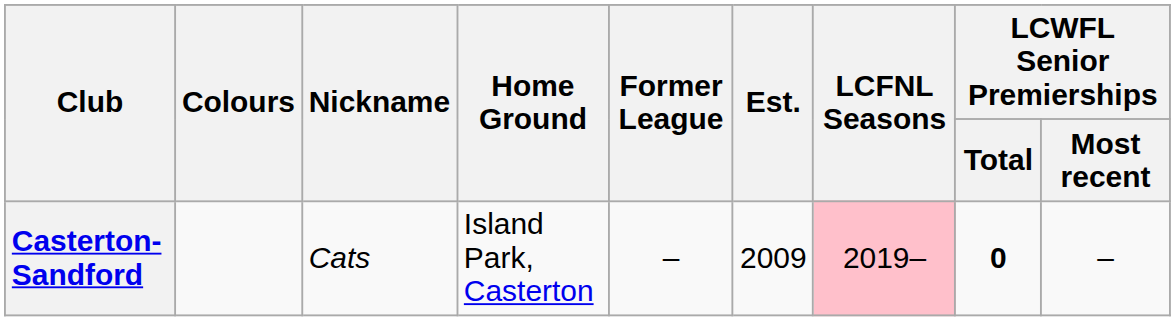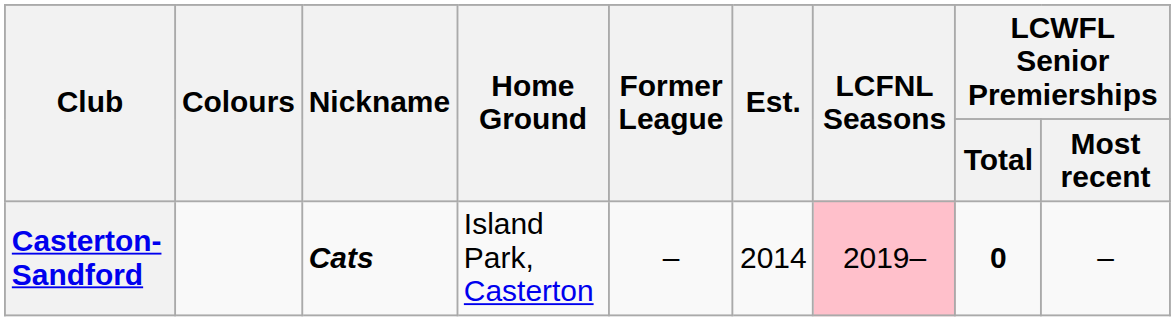(339, 257) normal -> (341, 257) bold
(773, 257) 2009 -> (773, 257) 2014
